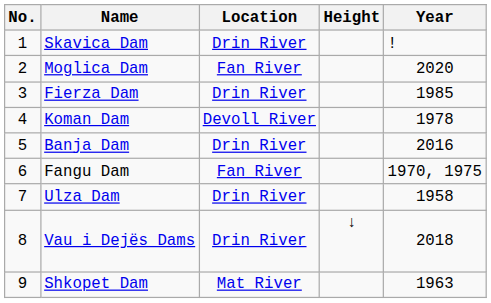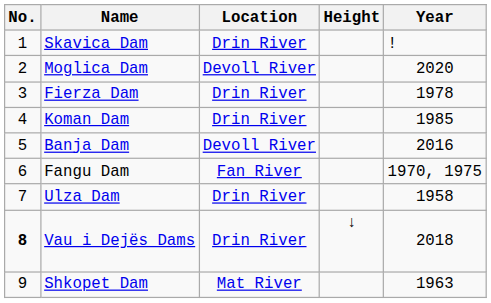(259, 69) Fan River -> (259, 69) Devoll River
(435, 94) 1985 -> (435, 94) 1978
(259, 120) Devoll River -> (259, 120) Drin River
(435, 120) 1978 -> (435, 120) 1985
(259, 146) Drin River -> (259, 146) Devoll River
(23, 241) normal -> (23, 241) bold
